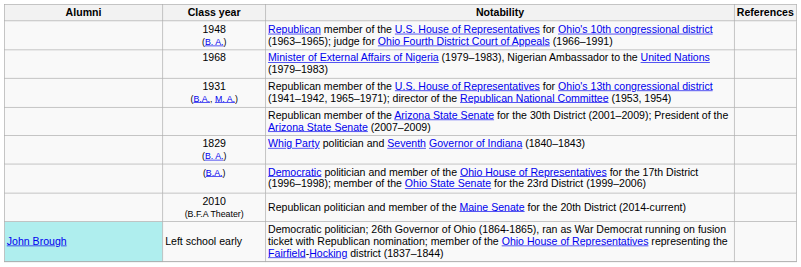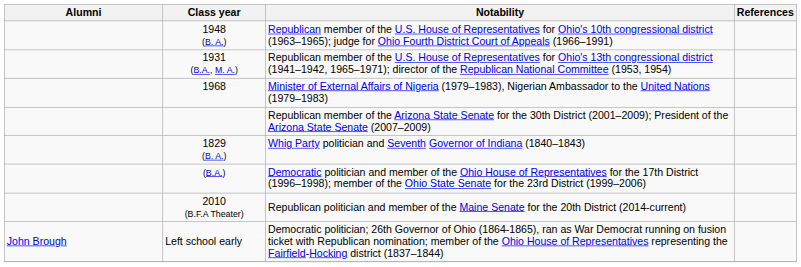rows swapped: (214, 58) <-> (214, 92)
(37, 241) paleturquoise background -> (37, 241) no background
